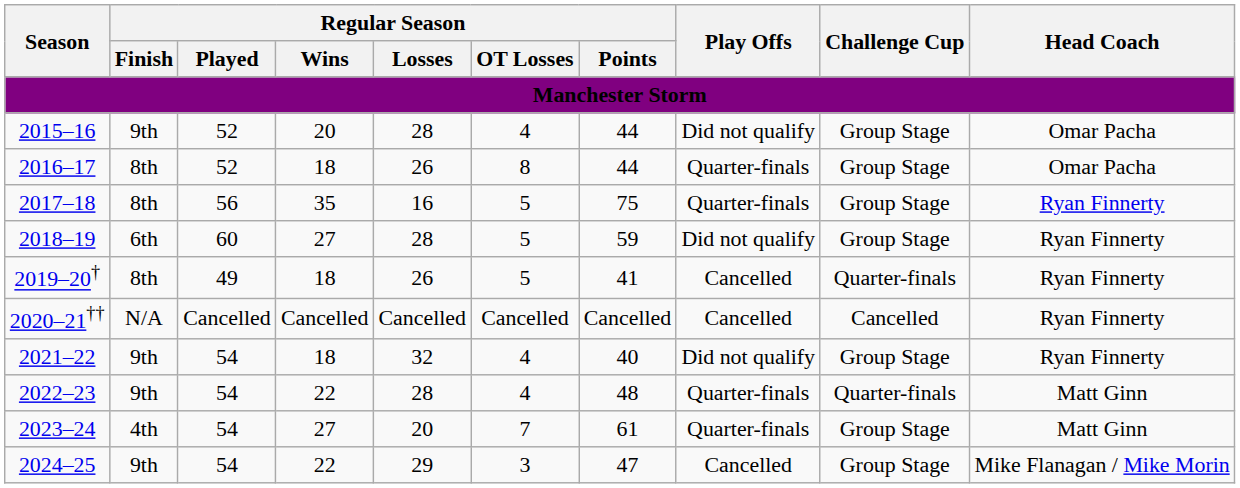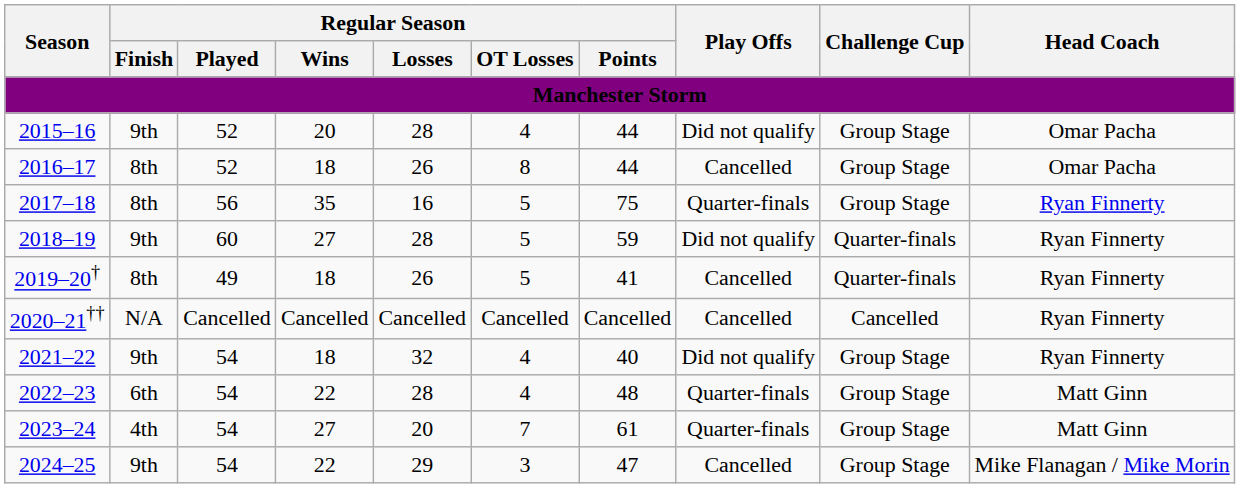(748, 167) Quarter-finals -> (748, 167) Cancelled
(144, 239) 6th -> (144, 239) 9th
(895, 239) Group Stage -> (895, 239) Quarter-finals
(144, 392) 9th -> (144, 392) 6th
(895, 392) Quarter-finals -> (895, 392) Group Stage
